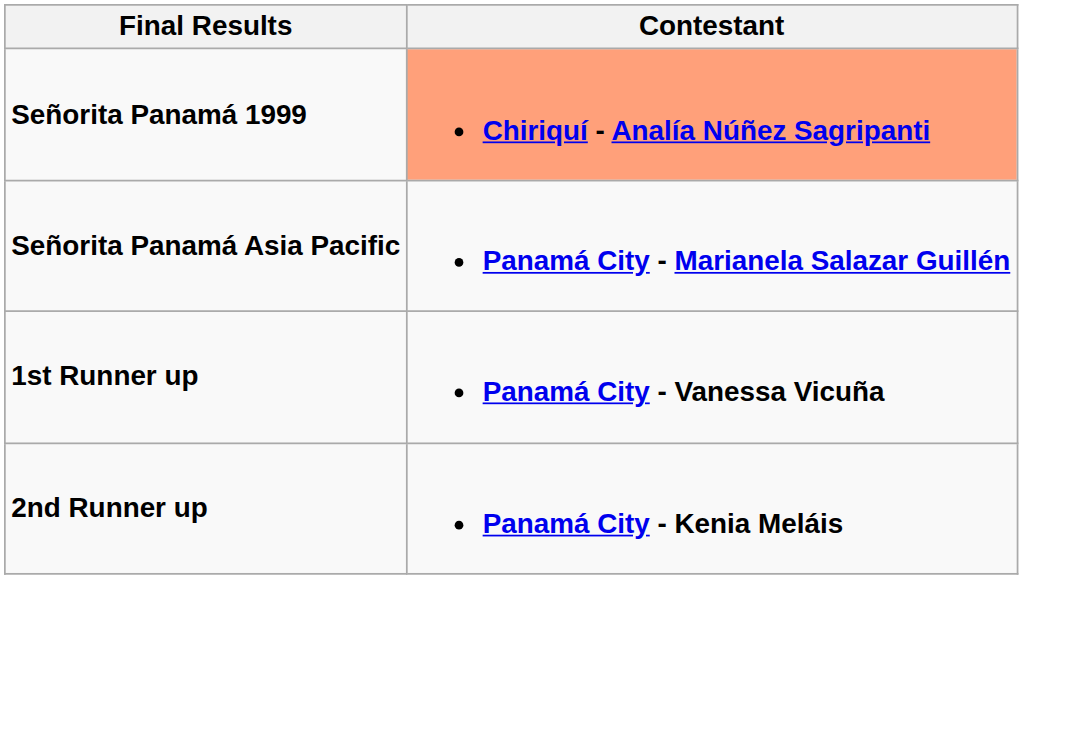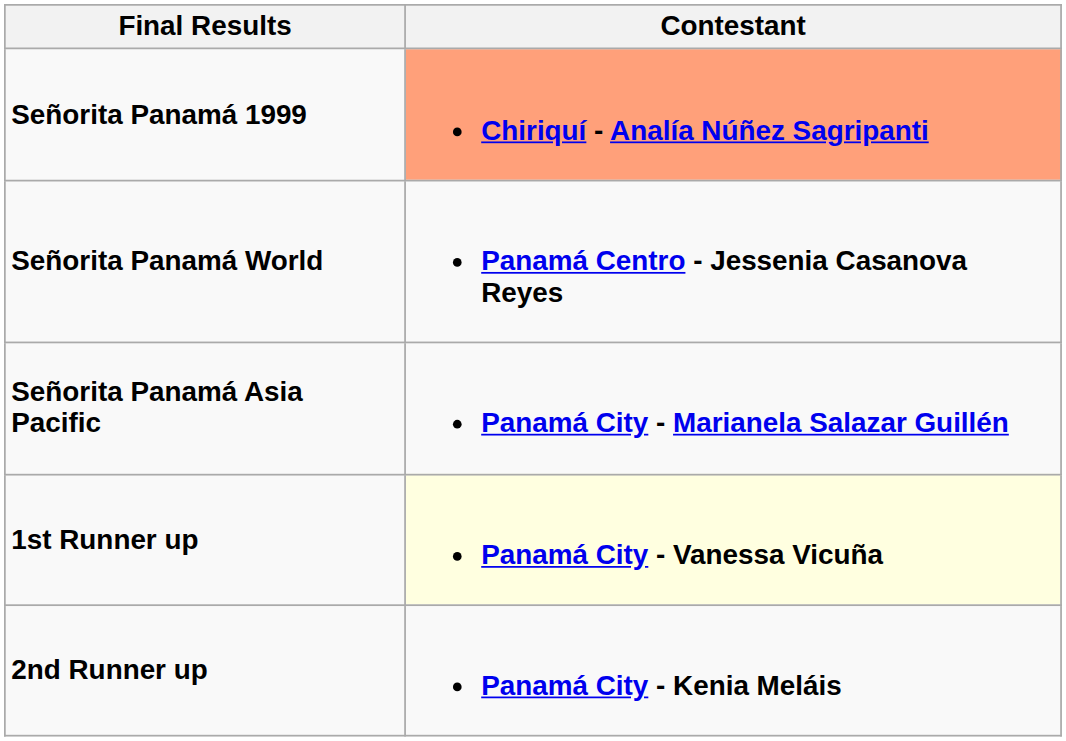+ row: (167, 261)
(712, 393) no background -> (733, 555) lightyellow background
